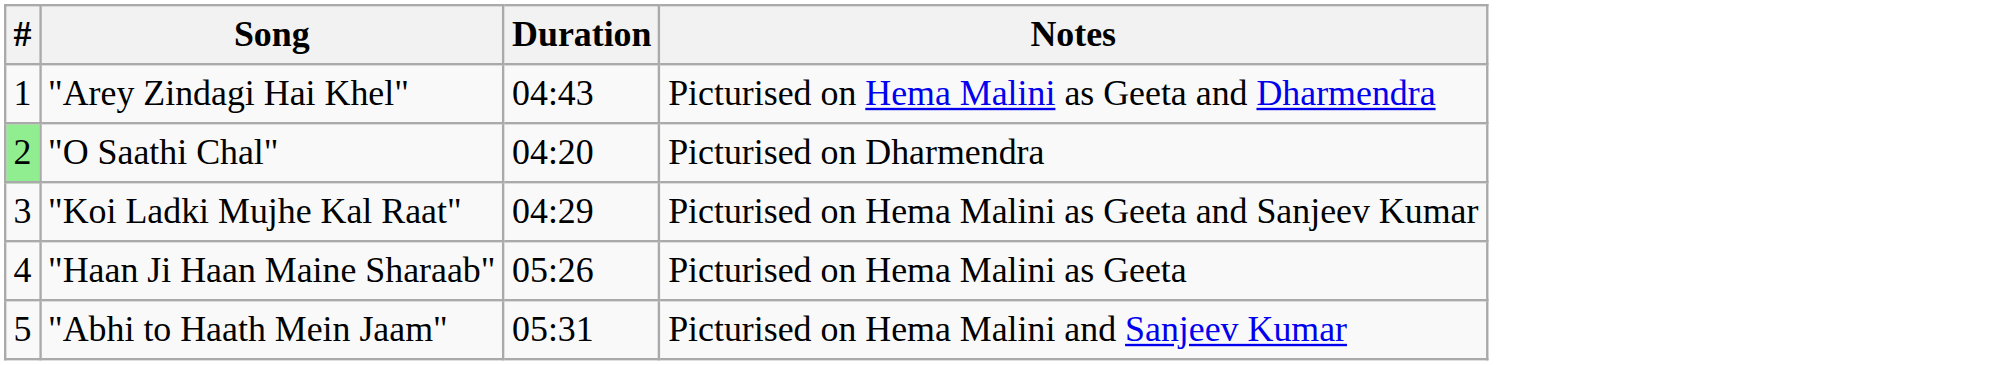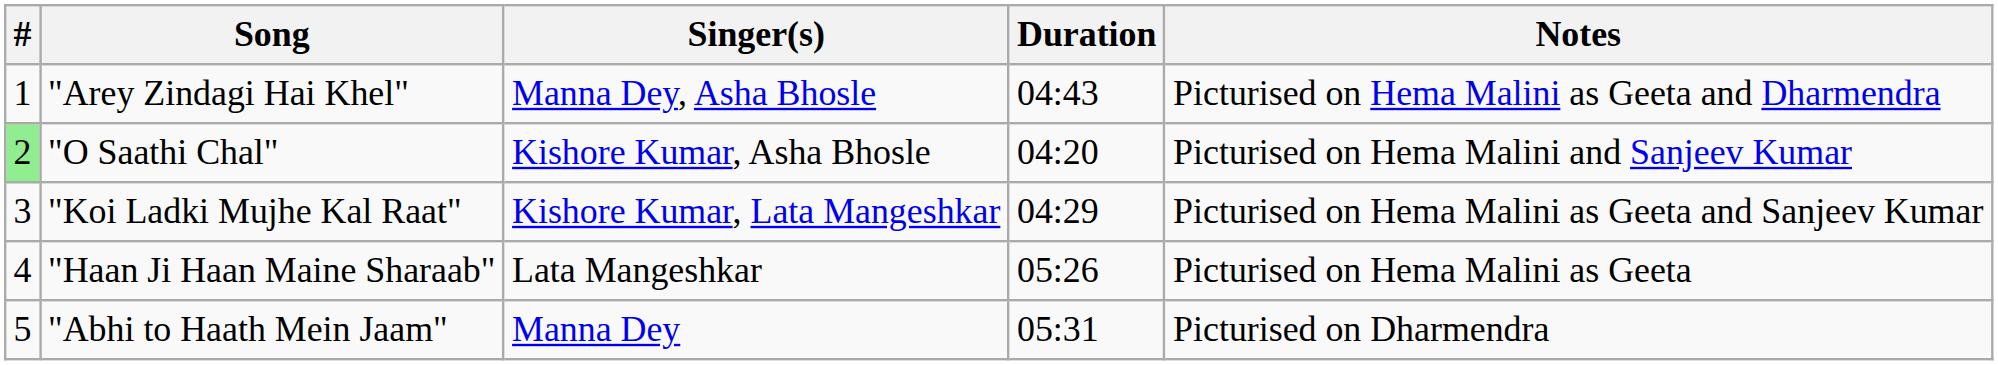+ column: (756, 34)
(856, 152) Picturised on Dharmendra -> (1513, 152) Picturised on Hema Malini and Sanjeev Kumar
(1008, 329) Picturised on Hema Malini and Sanjeev Kumar -> (1361, 329) Picturised on Dharmendra
